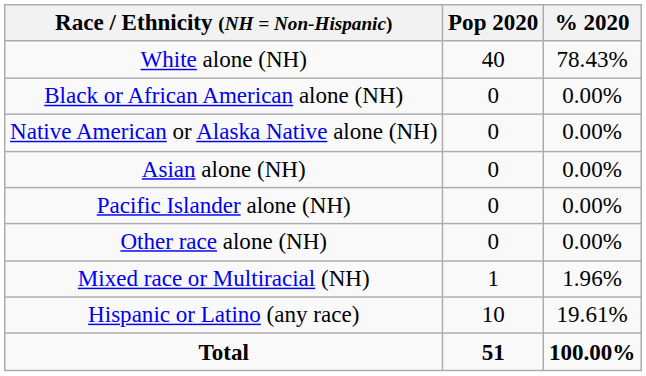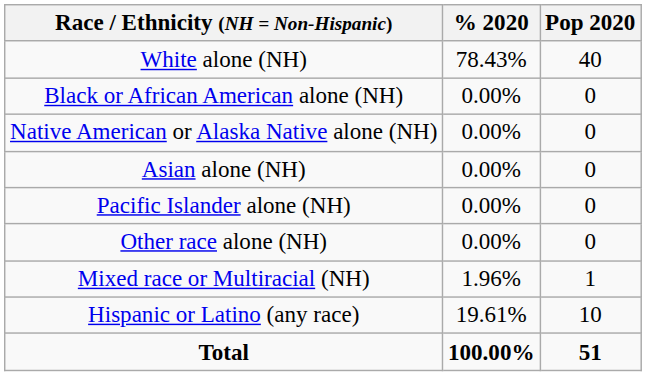columns swapped: (493, 22) <-> (592, 22)
